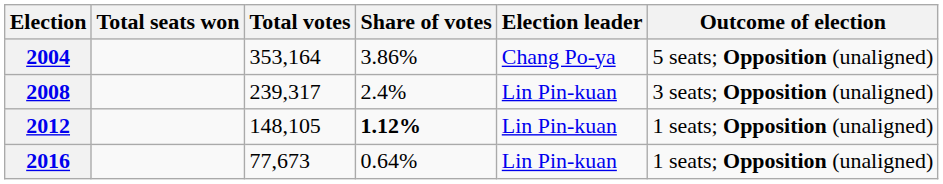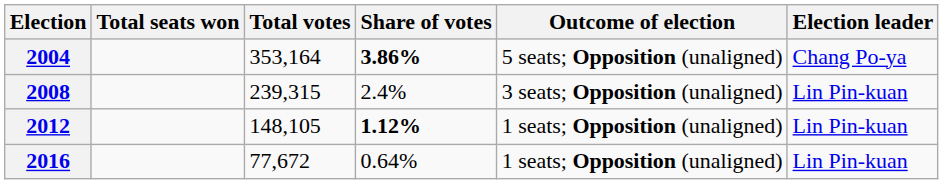columns swapped: (793, 21) <-> (572, 21)
(389, 56) normal -> (391, 56) bold
(285, 91) 239,317 -> (285, 91) 239,315
(280, 160) 77,673 -> (280, 160) 77,672
